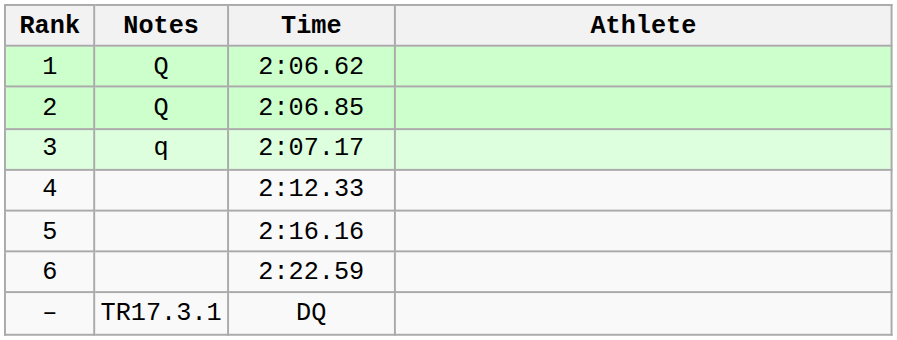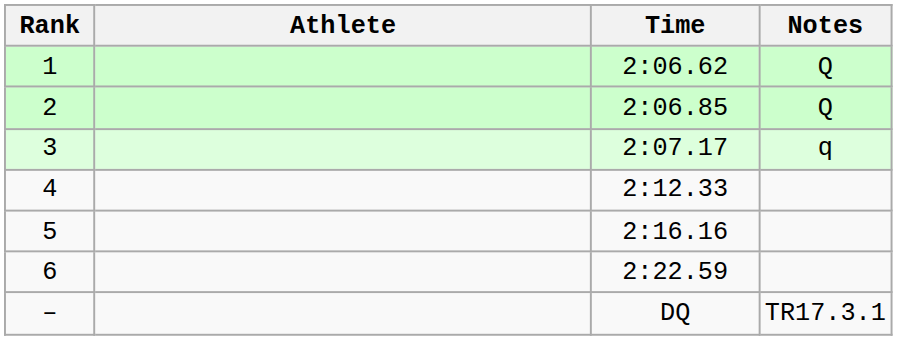columns swapped: (643, 26) <-> (161, 26)
